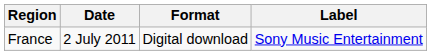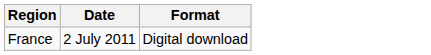- column: (339, 15)
